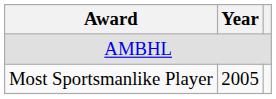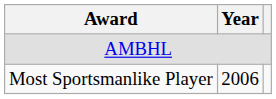(240, 78) 2005 -> (240, 78) 2006
